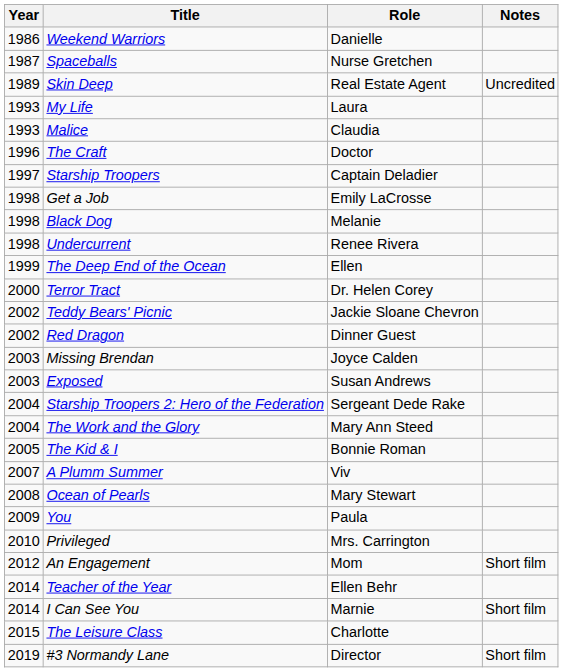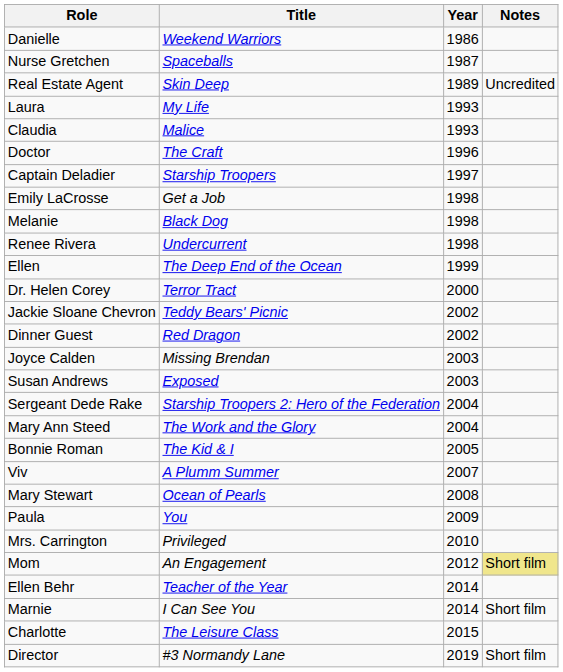columns swapped: (24, 15) <-> (405, 15)
(516, 564) no background -> (516, 564) khaki background
